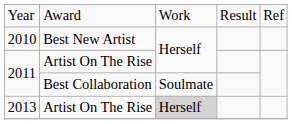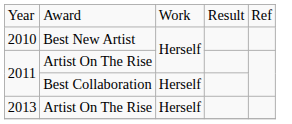(186, 84) Soulmate -> (180, 84) Herself
(180, 107) lightgrey background -> (180, 107) no background
